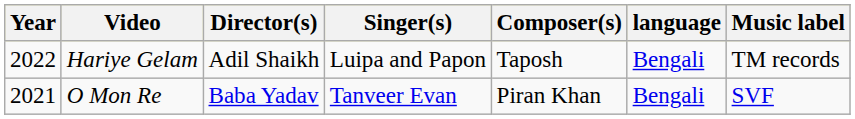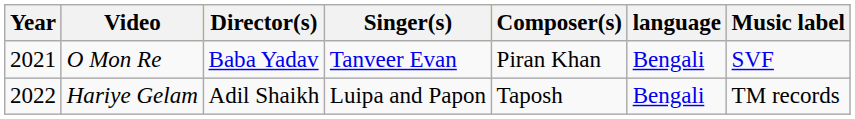rows swapped: (114, 95) <-> (132, 59)
